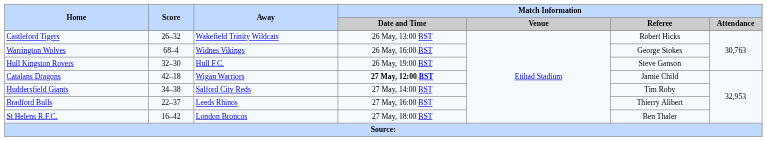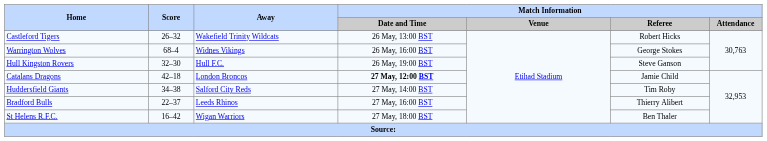(220, 77) Wigan Warriors -> (222, 77) London Broncos
(222, 116) London Broncos -> (220, 116) Wigan Warriors
